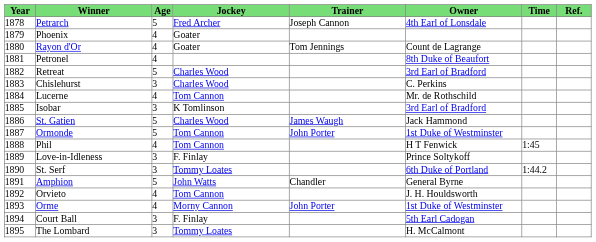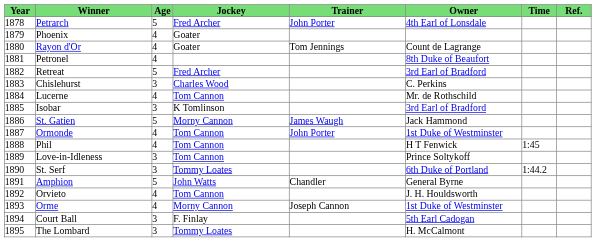(319, 22) Joseph Cannon -> (312, 22) John Porter
(201, 71) Charles Wood -> (197, 71) Fred Archer
(201, 120) Charles Wood -> (203, 120) Morny Cannon
(155, 133) 5 -> (155, 133) 4
(191, 157) F. Finlay -> (199, 157) Tom Cannon
(312, 206) John Porter -> (319, 206) Joseph Cannon
